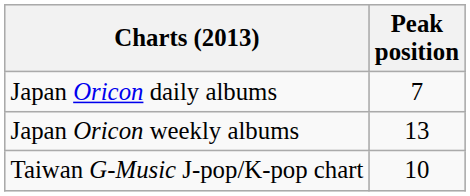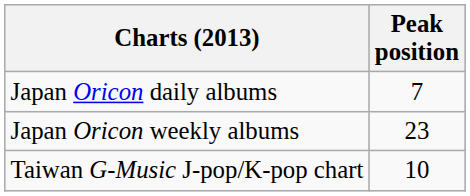(417, 130) 13 -> (417, 130) 23
